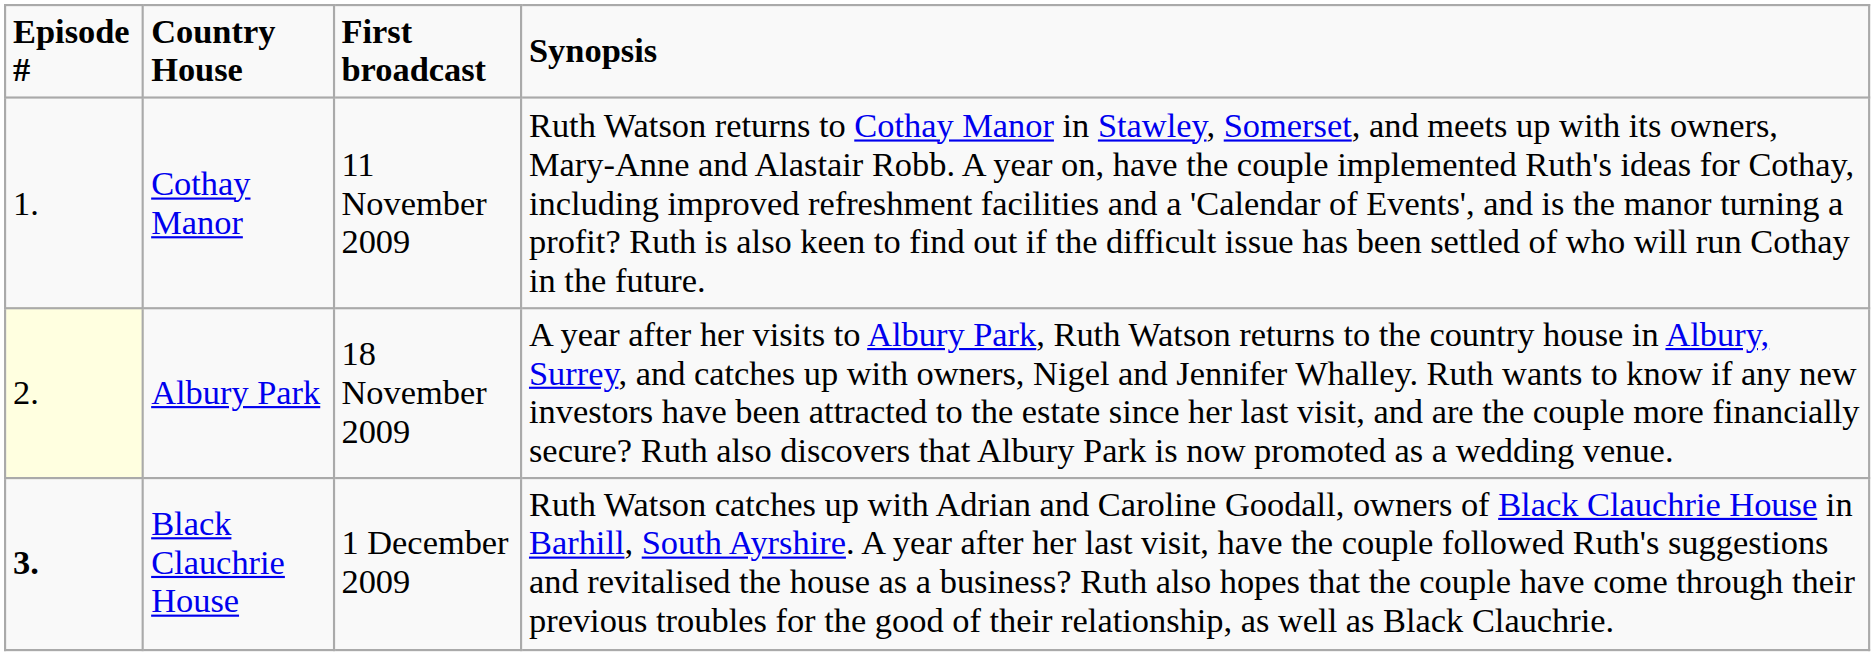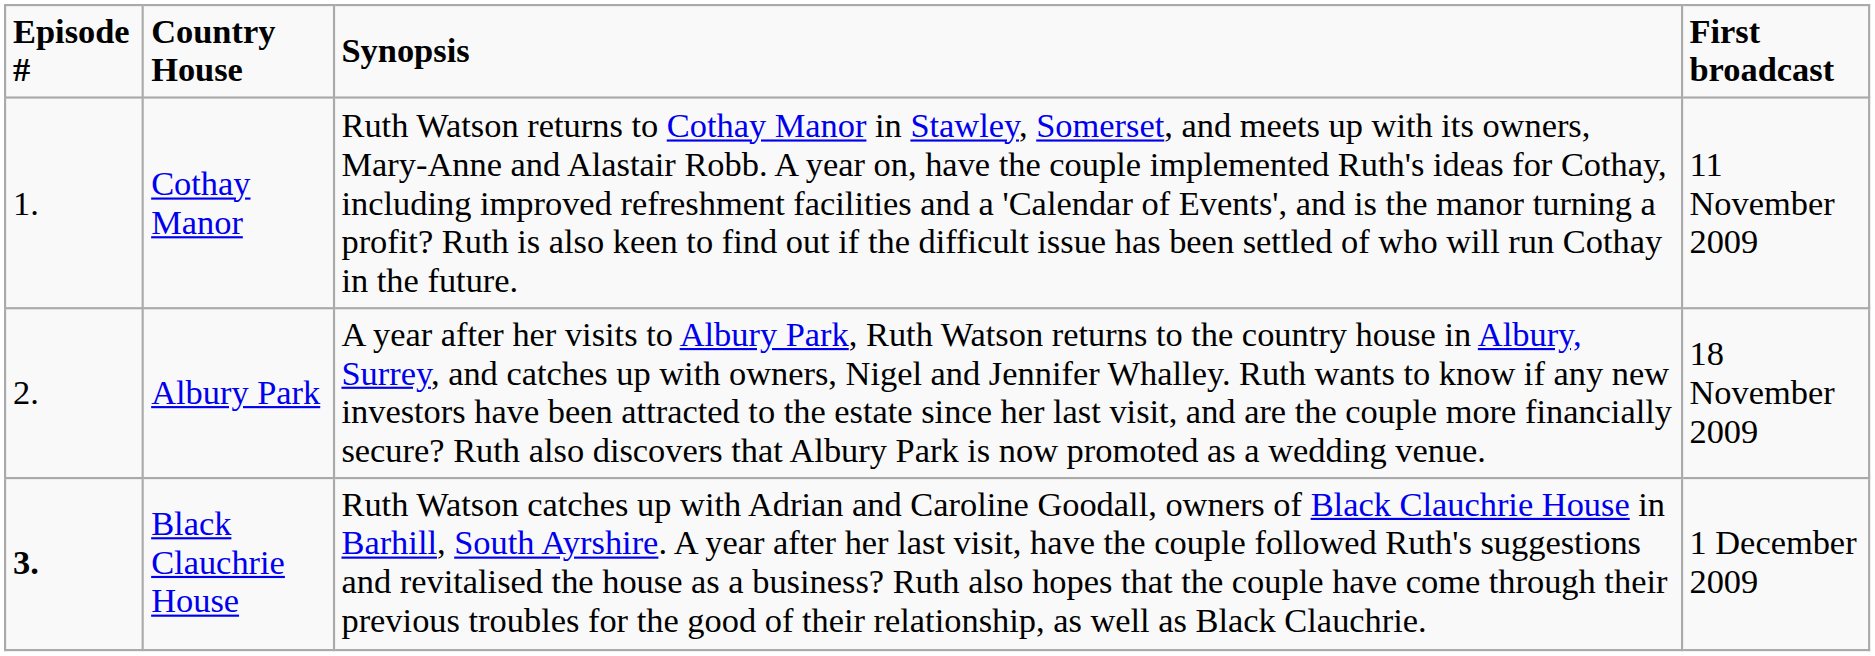columns swapped: (414, 51) <-> (593, 51)
(26, 392) lightyellow background -> (26, 392) no background
